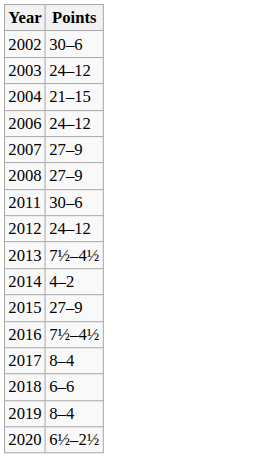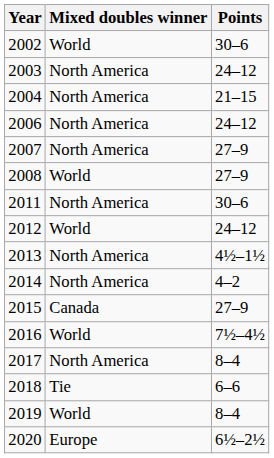+ column: (128, 17)
(74, 255) 7½–4½ -> (240, 255) 4½–1½
